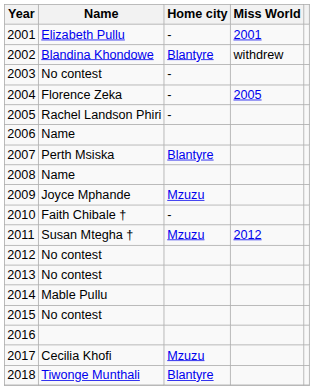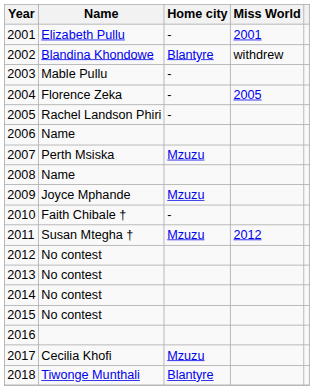(71, 74) No contest -> (74, 74) Mable Pullu
(190, 154) Blantyre -> (186, 154) Mzuzu
(74, 295) Mable Pullu -> (71, 295) No contest
